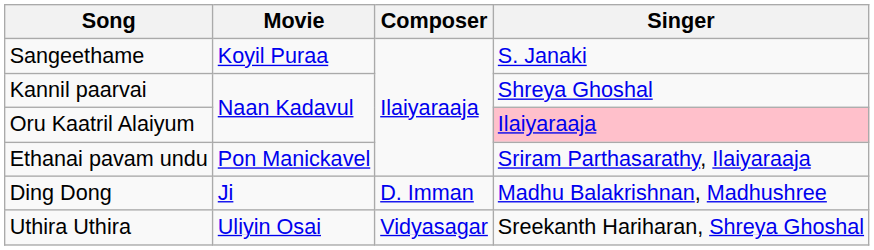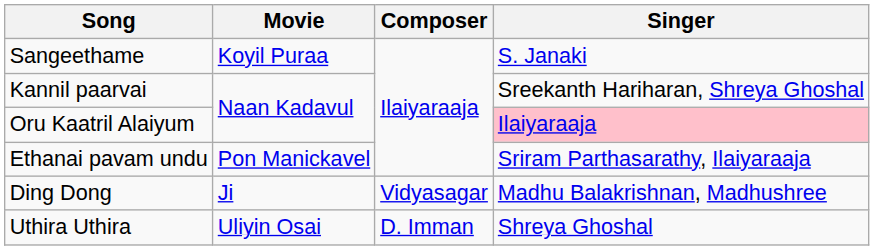(575, 90) Shreya Ghoshal -> (681, 90) Sreekanth Hariharan, Shreya Ghoshal
(427, 192) D. Imman -> (434, 192) Vidyasagar
(434, 227) Vidyasagar -> (427, 227) D. Imman
(681, 227) Sreekanth Hariharan, Shreya Ghoshal -> (575, 227) Shreya Ghoshal
